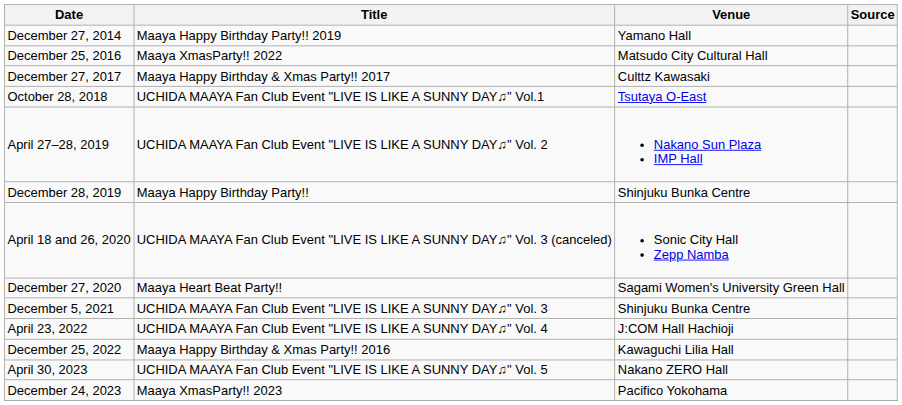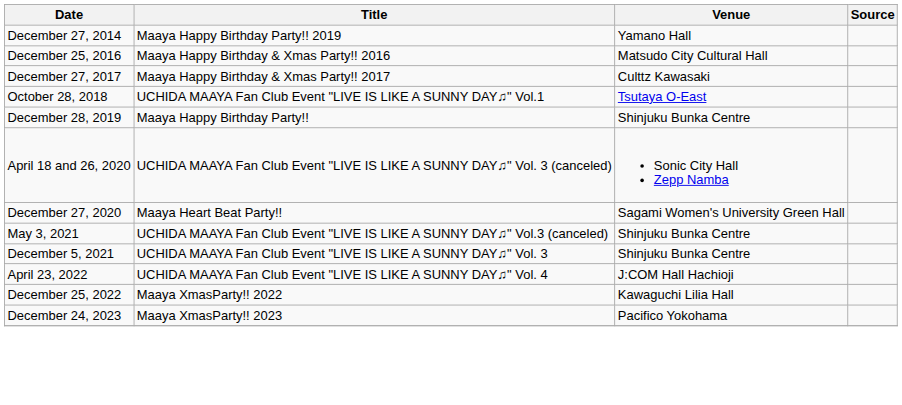(209, 56) Maaya XmasParty!! 2022 -> (263, 56) Maaya Happy Birthday & Xmas Party!! 2016
- row: (58, 145)
+ row: (43, 234)
(263, 350) Maaya Happy Birthday & Xmas Party!! 2016 -> (209, 295) Maaya XmasParty!! 2022
- row: (47, 370)
